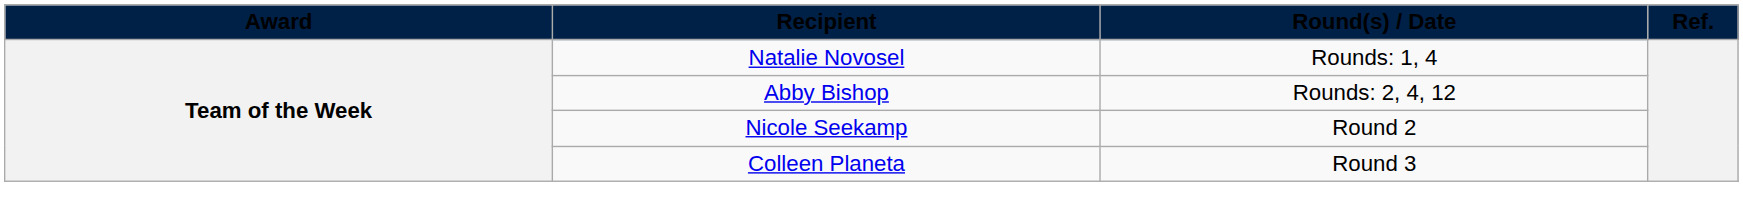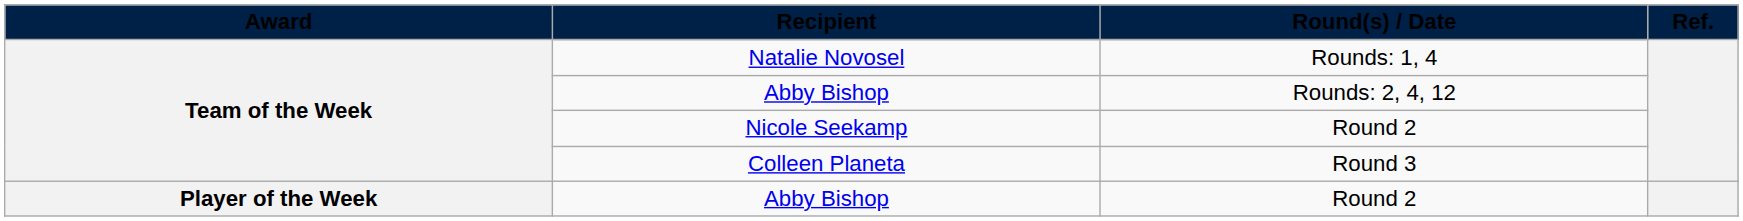+ row: (826, 198)
